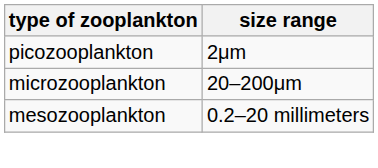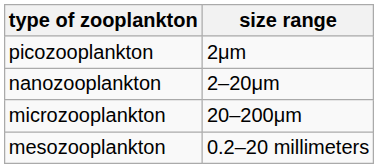+ row: (85, 83)
